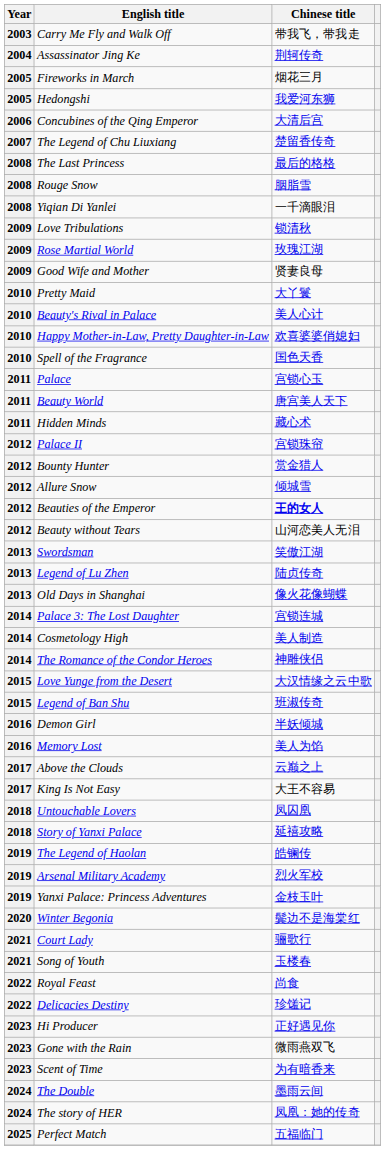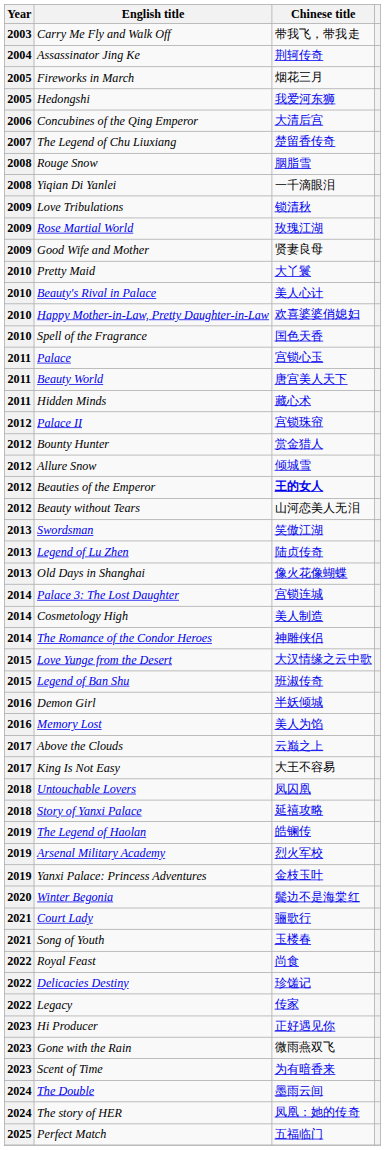- row: (81, 163)
+ row: (55, 1004)
